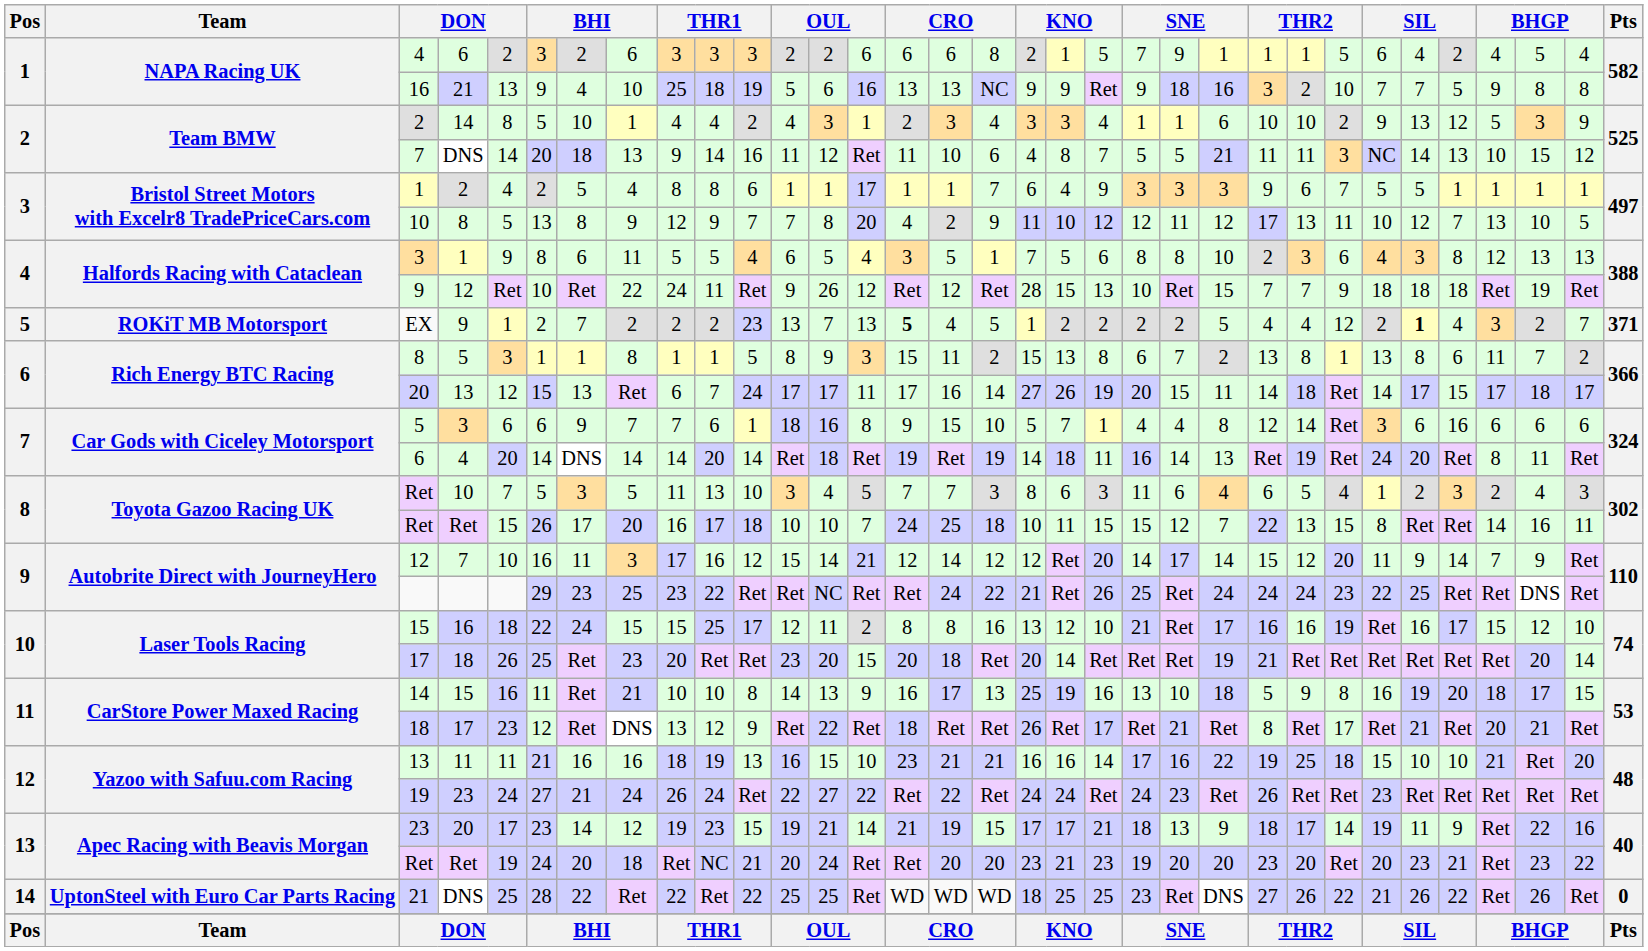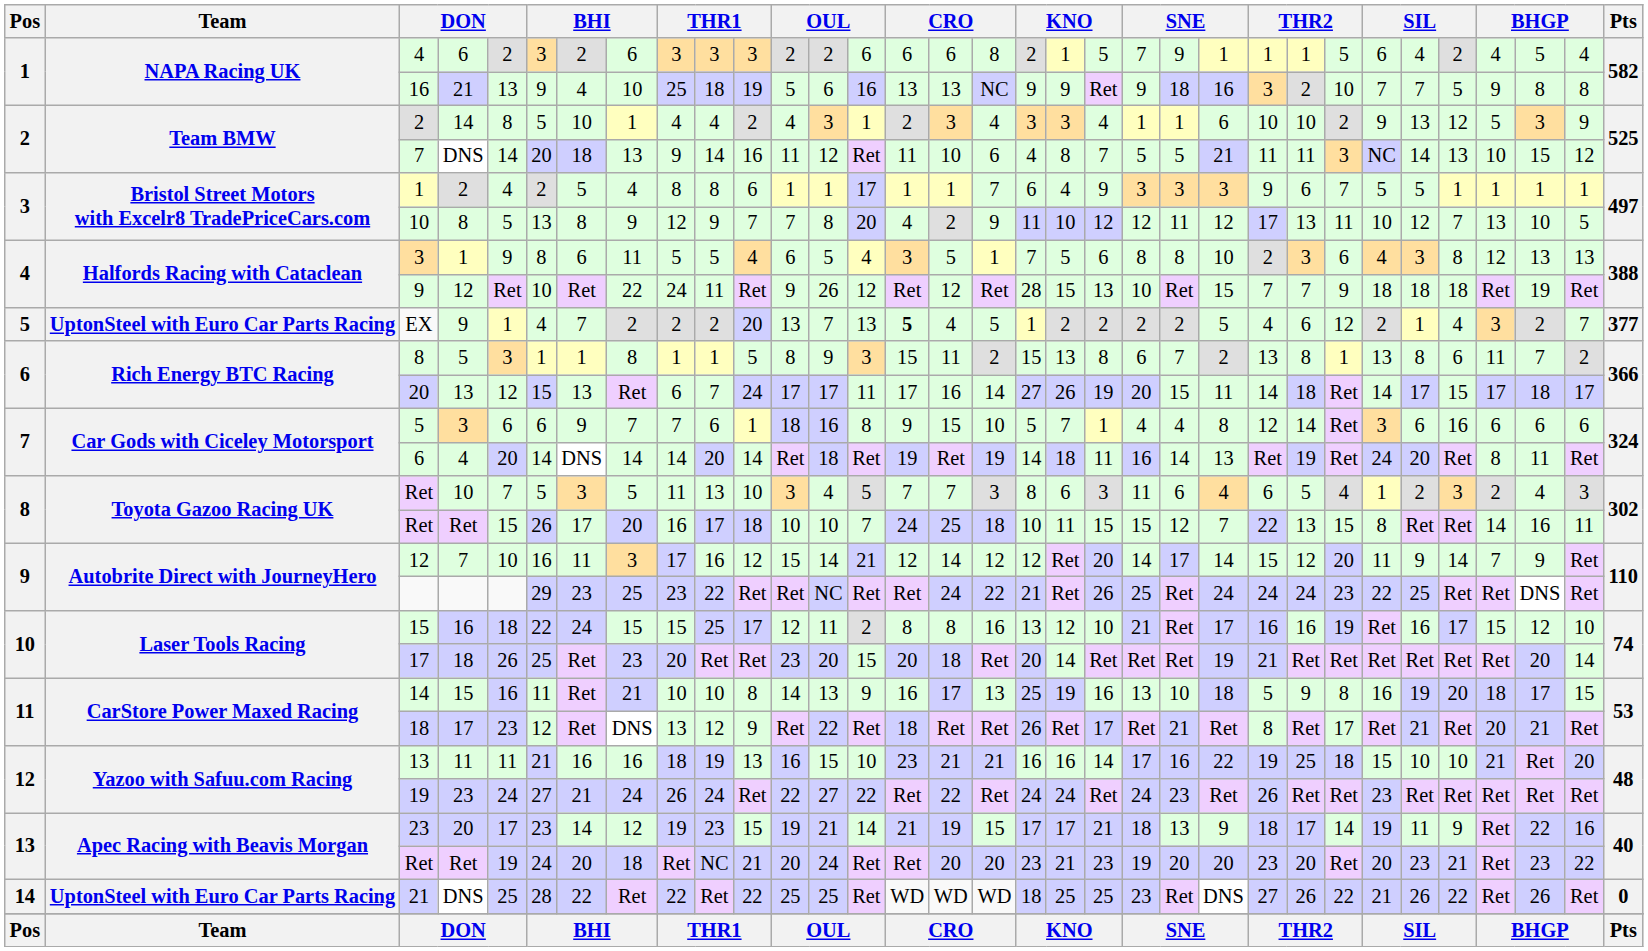(222, 323) ROKiT MB Motorsport -> (222, 323) UptonSteel with Euro Car Parts Racing
(541, 323) 2 -> (541, 323) 4
(752, 323) 23 -> (752, 323) 20
(1306, 323) 4 -> (1306, 323) 6
(1420, 323) bold -> (1420, 323) normal
(1623, 323) 371 -> (1623, 323) 377
